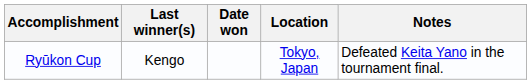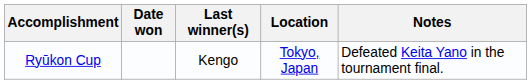columns swapped: (164, 23) <-> (234, 23)
